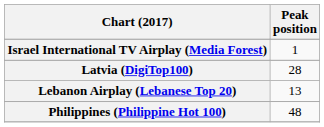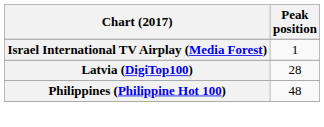- row: (137, 91)
